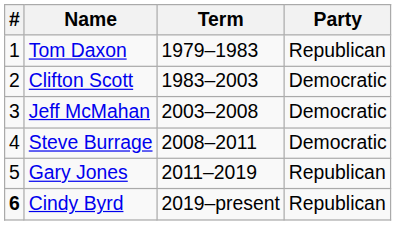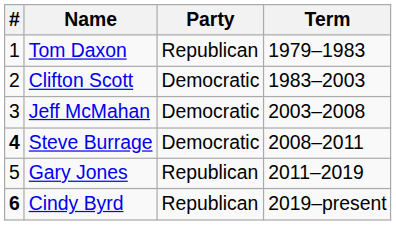columns swapped: (338, 19) <-> (221, 19)
(14, 142) normal -> (14, 142) bold
